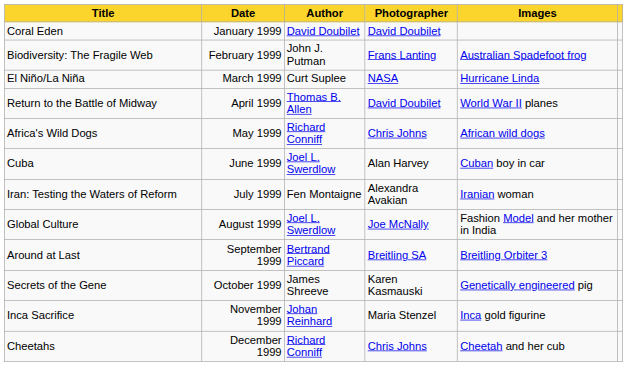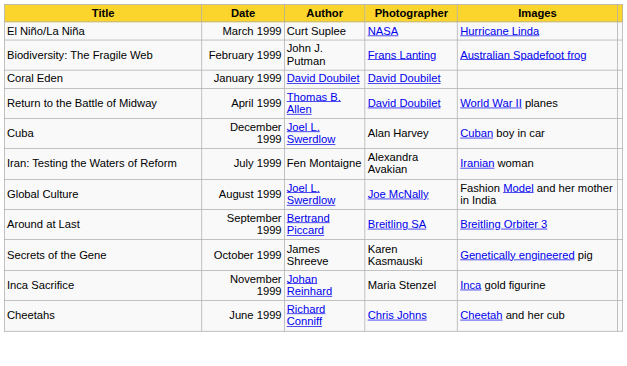rows swapped: (35, 31) <-> (46, 79)
- row: (52, 133)
(255, 164) June 1999 -> (256, 133) December 1999
(256, 346) December 1999 -> (255, 315) June 1999
